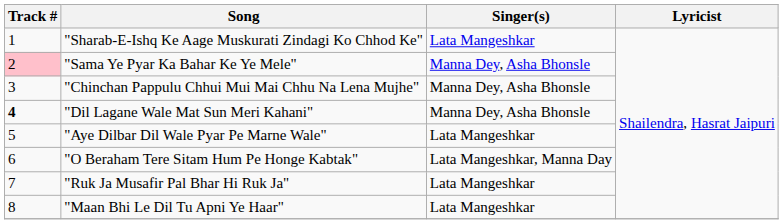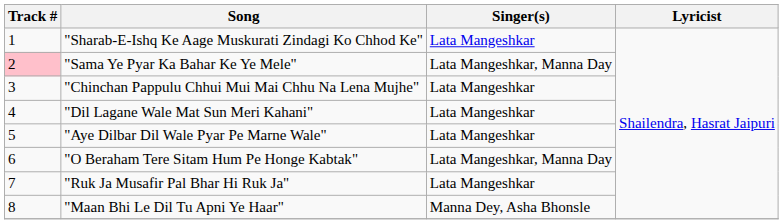(510, 64) Manna Dey, Asha Bhonsle -> (521, 64) Lata Mangeshkar, Manna Day
(510, 87) Manna Dey, Asha Bhonsle -> (482, 87) Lata Mangeshkar
(12, 111) bold -> (12, 111) normal
(510, 111) Manna Dey, Asha Bhonsle -> (482, 111) Lata Mangeshkar
(482, 207) Lata Mangeshkar -> (510, 207) Manna Dey, Asha Bhonsle
